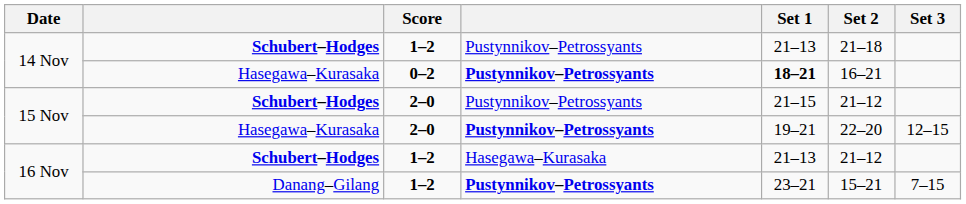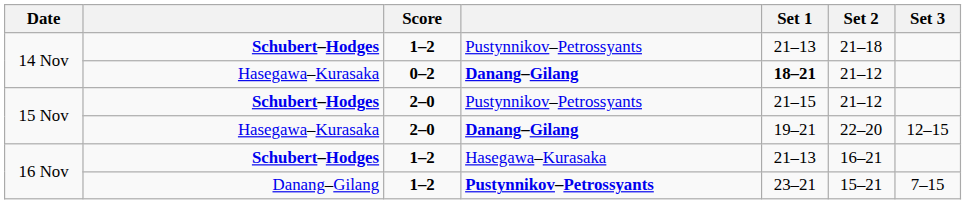(559, 74) Pustynnikov–Petrossyants -> (522, 74) Danang–Gilang
(861, 74) 16–21 -> (861, 74) 21–12
(559, 129) Pustynnikov–Petrossyants -> (522, 129) Danang–Gilang
(861, 157) 21–12 -> (861, 157) 16–21
